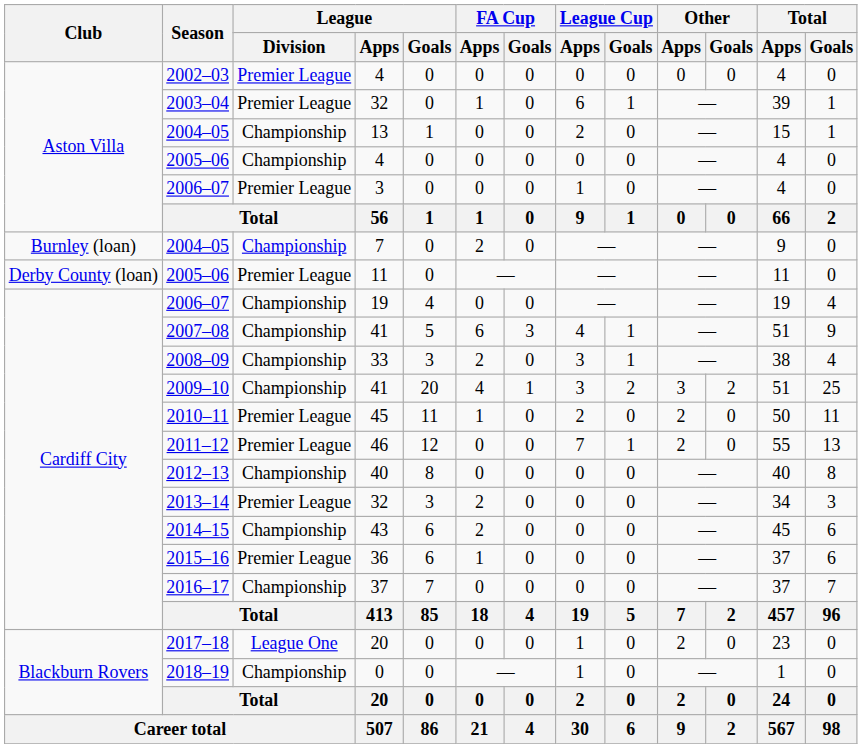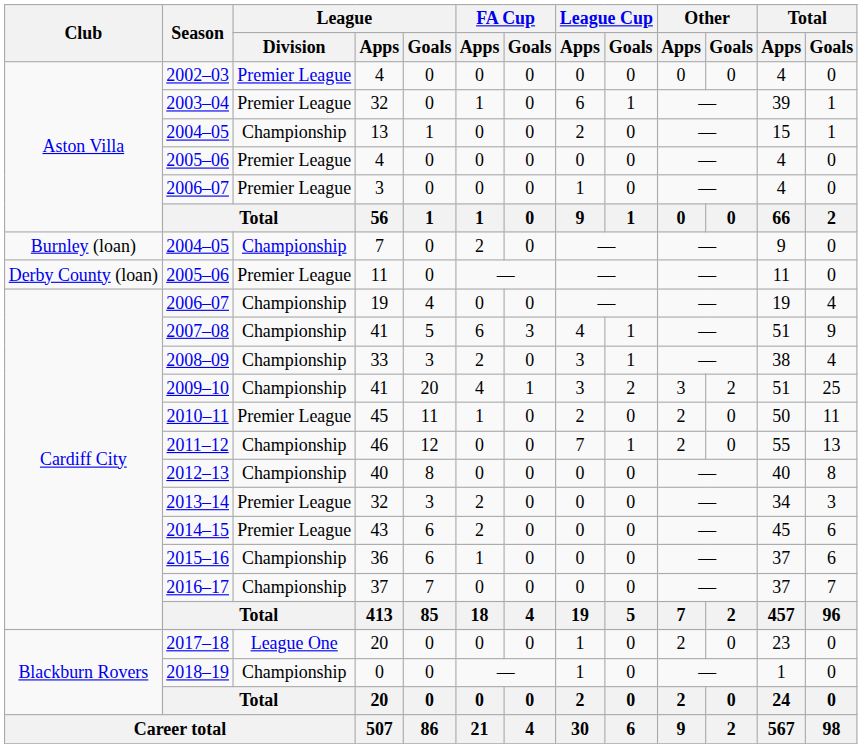(294, 160) Championship -> (294, 160) Premier League
(294, 445) Premier League -> (294, 445) Championship
(294, 530) Championship -> (294, 530) Premier League
(294, 558) Premier League -> (294, 558) Championship
